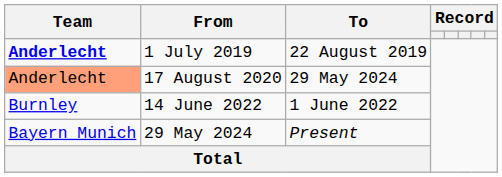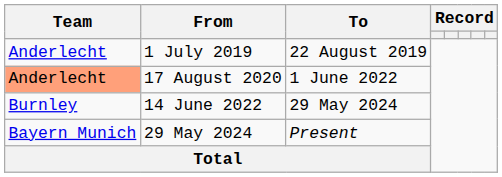(58, 52) bold -> (58, 52) normal
(344, 79) 29 May 2024 -> (344, 79) 1 June 2022
(344, 106) 1 June 2022 -> (344, 106) 29 May 2024
